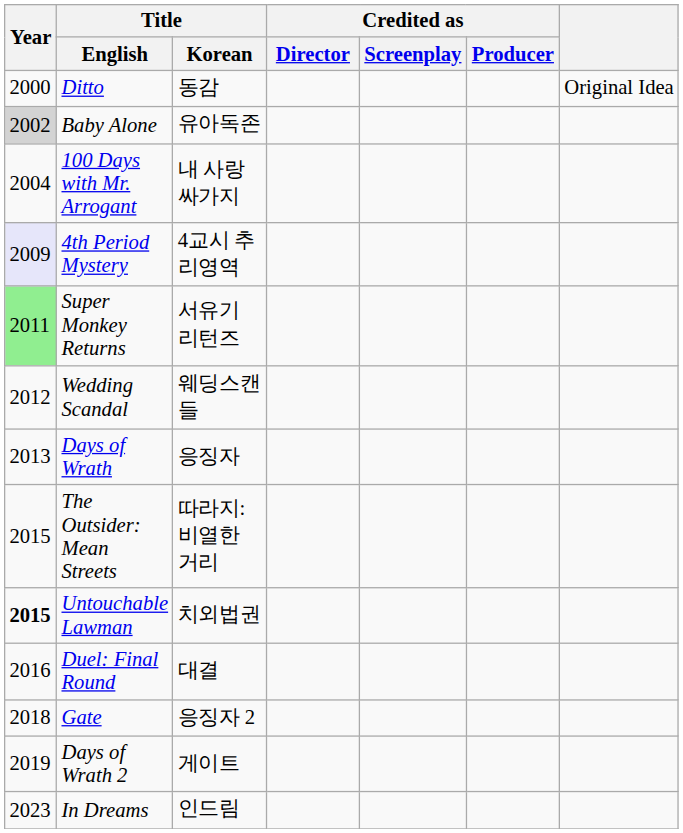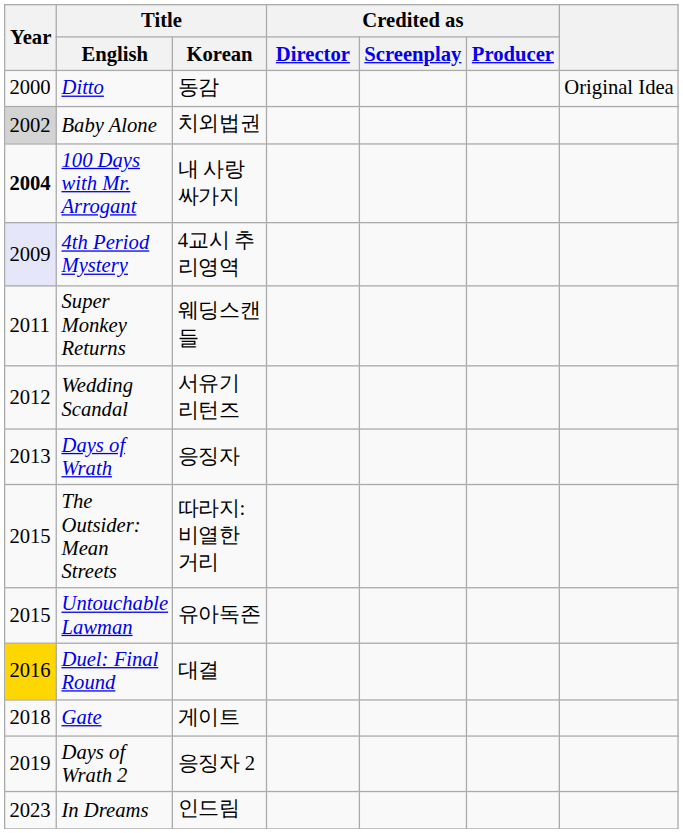(219, 124) 유아독존 -> (219, 124) 치외법권
(30, 182) normal -> (30, 182) bold
(30, 325) lightgreen background -> (30, 325) no background
(209, 324) 서유기 리턴즈 -> (219, 324) 웨딩스캔들
(219, 396) 웨딩스캔들 -> (209, 396) 서유기 리턴즈
(30, 615) bold -> (30, 615) normal
(219, 614) 치외법권 -> (219, 614) 유아독존
(30, 671) no background -> (30, 671) gold background
(216, 716) 응징자 2 -> (209, 716) 게이트
(209, 763) 게이트 -> (216, 763) 응징자 2
